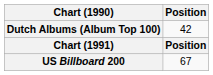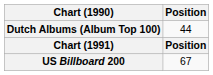(186, 29) 42 -> (186, 29) 44
